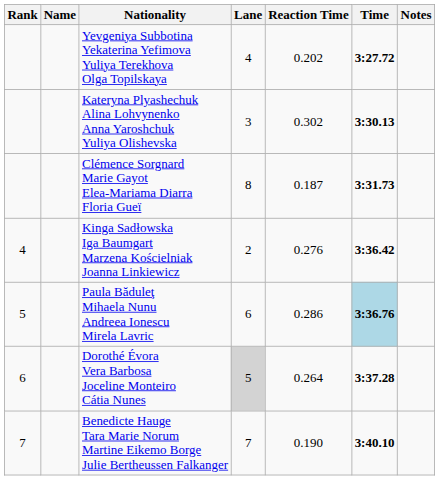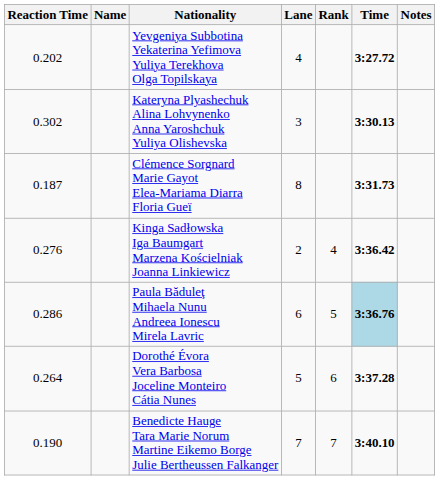columns swapped: (23, 14) <-> (308, 14)
(248, 378) lightgrey background -> (298, 378) no background
